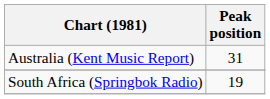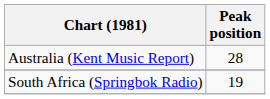(235, 57) 31 -> (235, 57) 28
